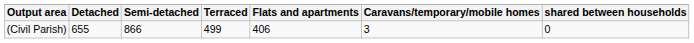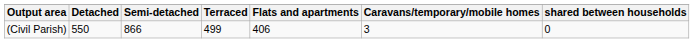(80, 29) 655 -> (80, 29) 550
